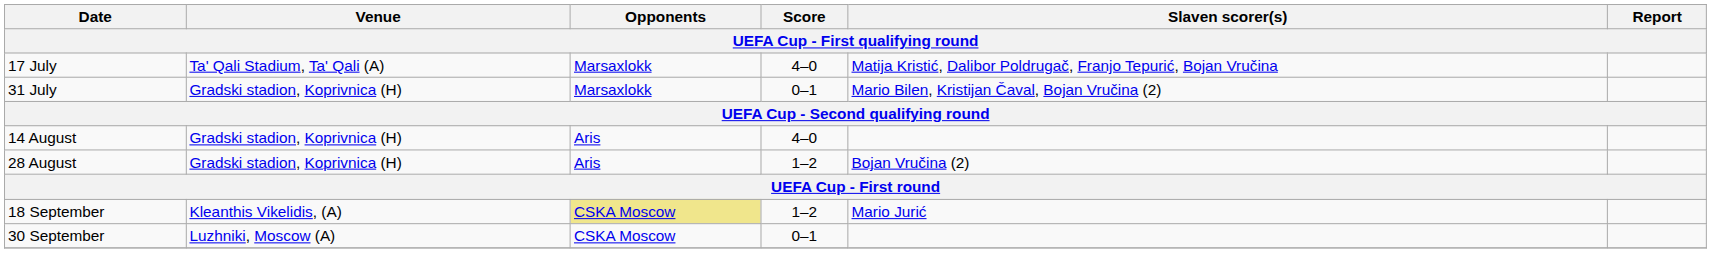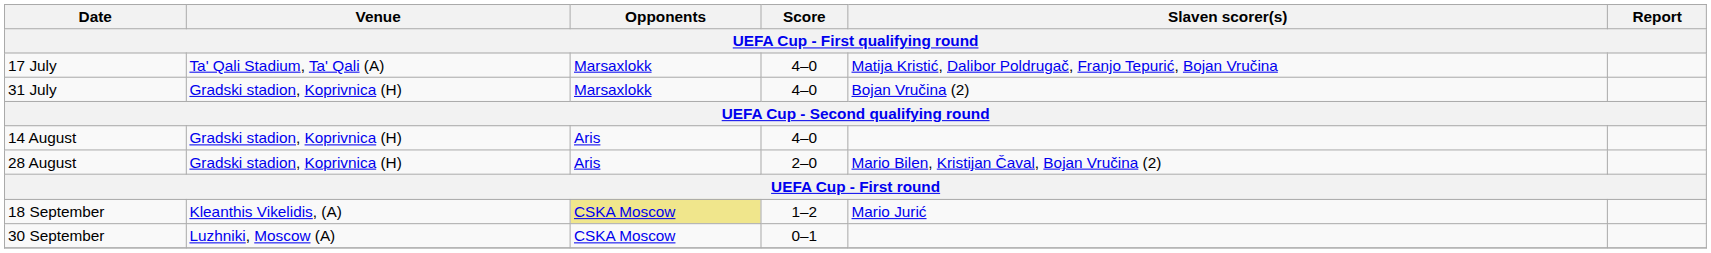(804, 90) 0–1 -> (804, 90) 4–0
(1006, 90) Mario Bilen, Kristijan Čaval, Bojan Vručina (2) -> (910, 90) Bojan Vručina (2)
(804, 163) 1–2 -> (804, 163) 2–0
(910, 163) Bojan Vručina (2) -> (1006, 163) Mario Bilen, Kristijan Čaval, Bojan Vručina (2)
